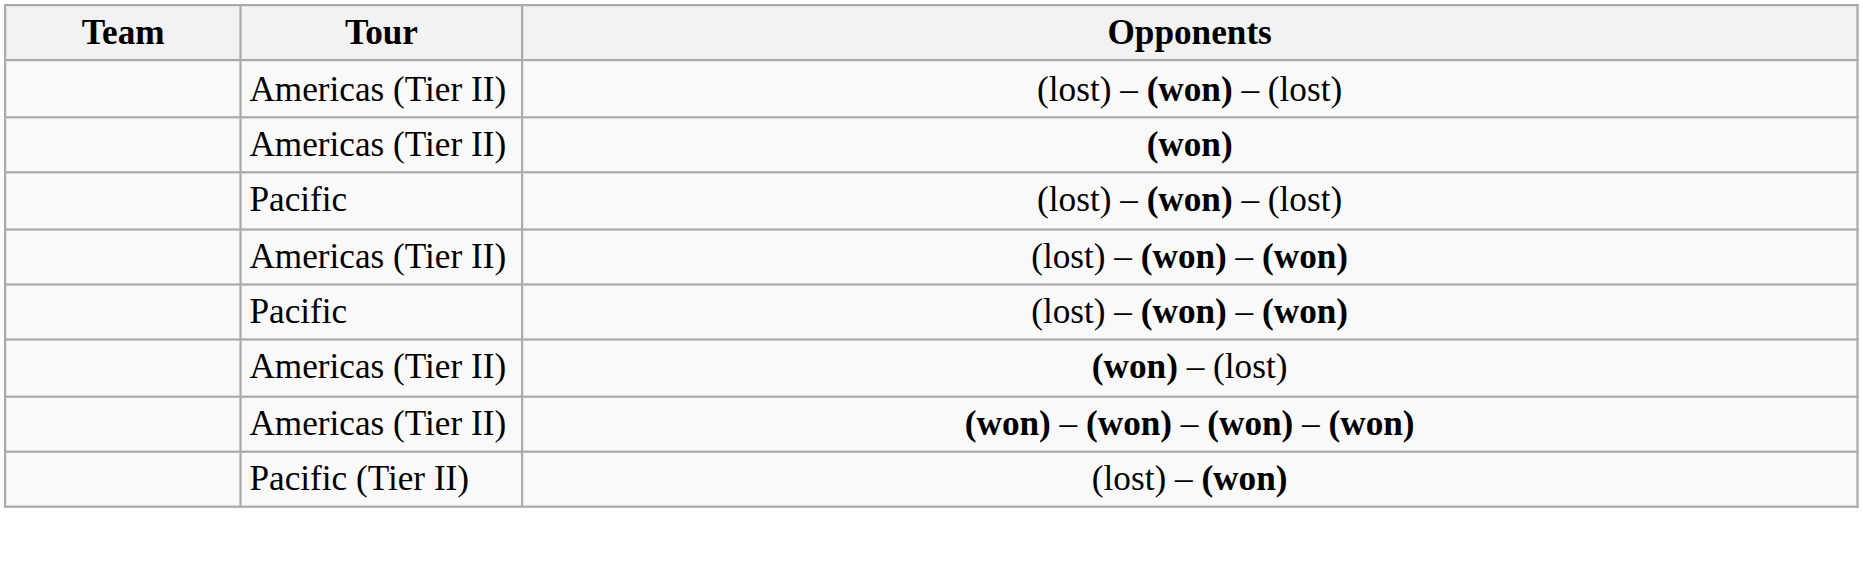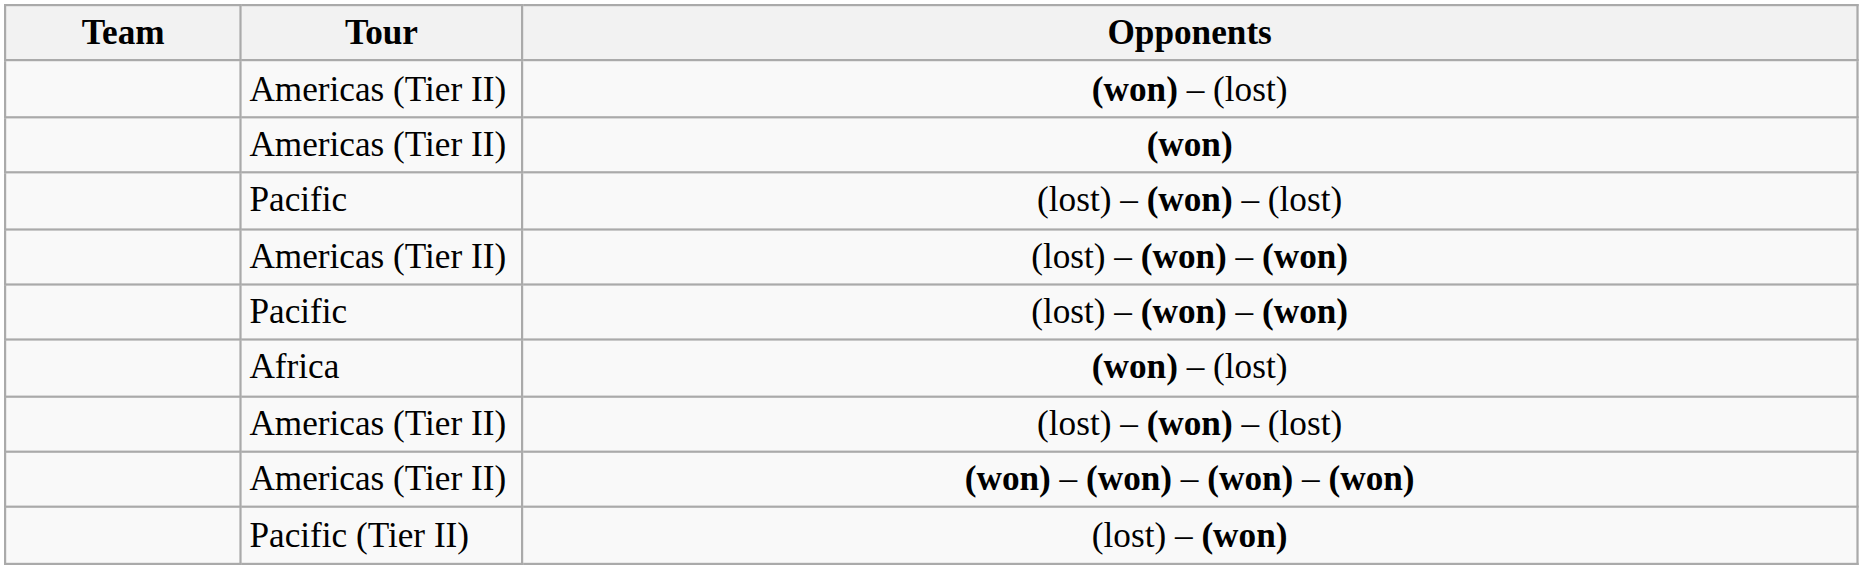rows swapped: (378, 88) <-> (378, 367)
+ row: (294, 367)
